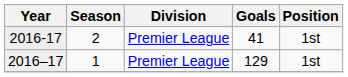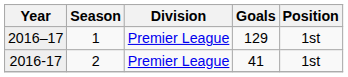rows swapped: (36, 60) <-> (36, 38)
